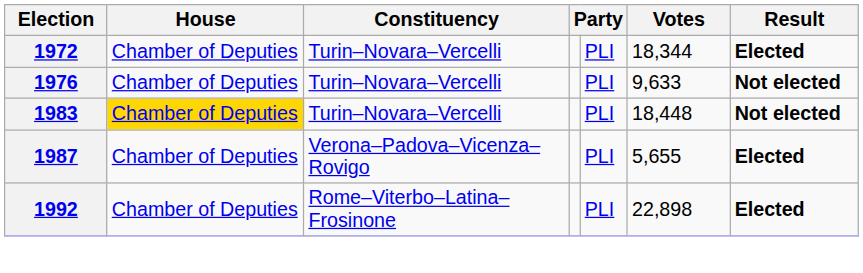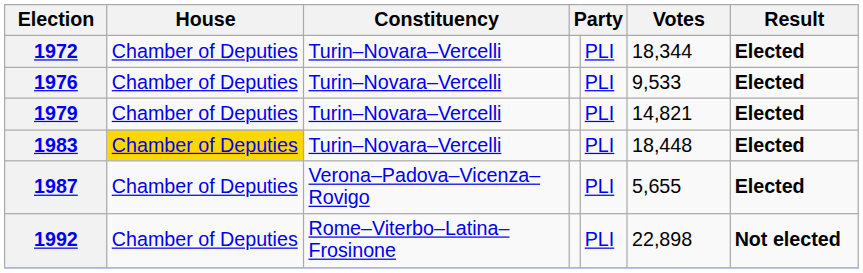(657, 82) 9,633 -> (657, 82) 9,533
(788, 82) Not elected -> (770, 82) Elected
+ row: (56, 113)
(788, 113) Not elected -> (770, 144) Elected
(770, 209) Elected -> (788, 240) Not elected
